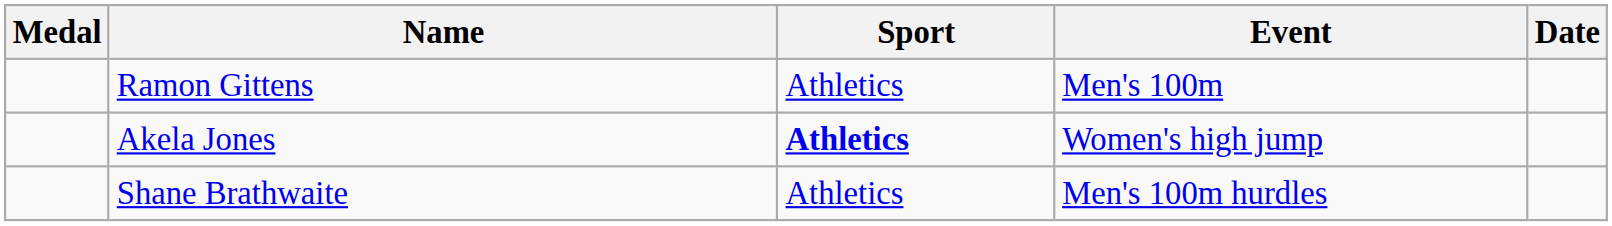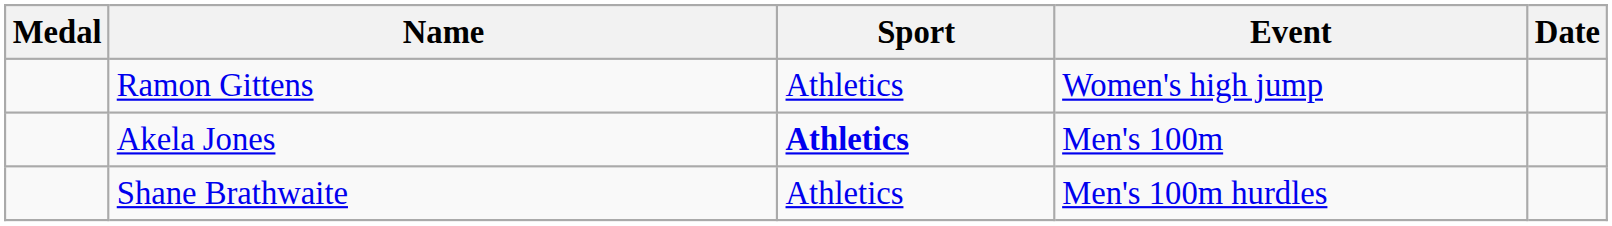(1143, 85) Men's 100m -> (1193, 85) Women's high jump
(1193, 139) Women's high jump -> (1143, 139) Men's 100m
